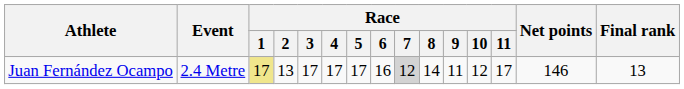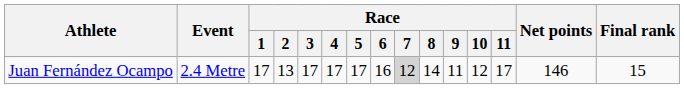(261, 70) khaki background -> (261, 70) no background
(638, 70) 13 -> (638, 70) 15
